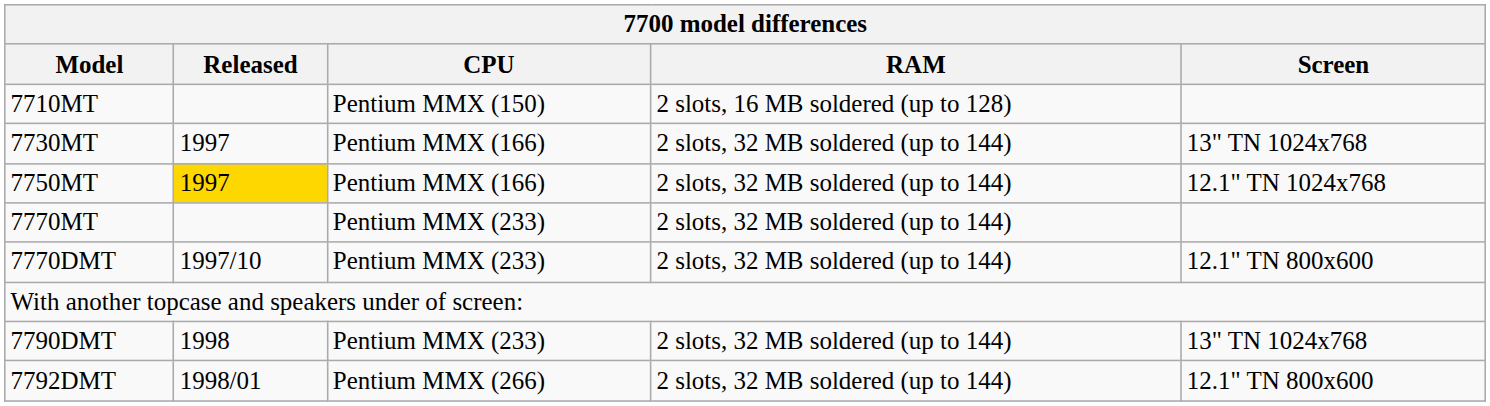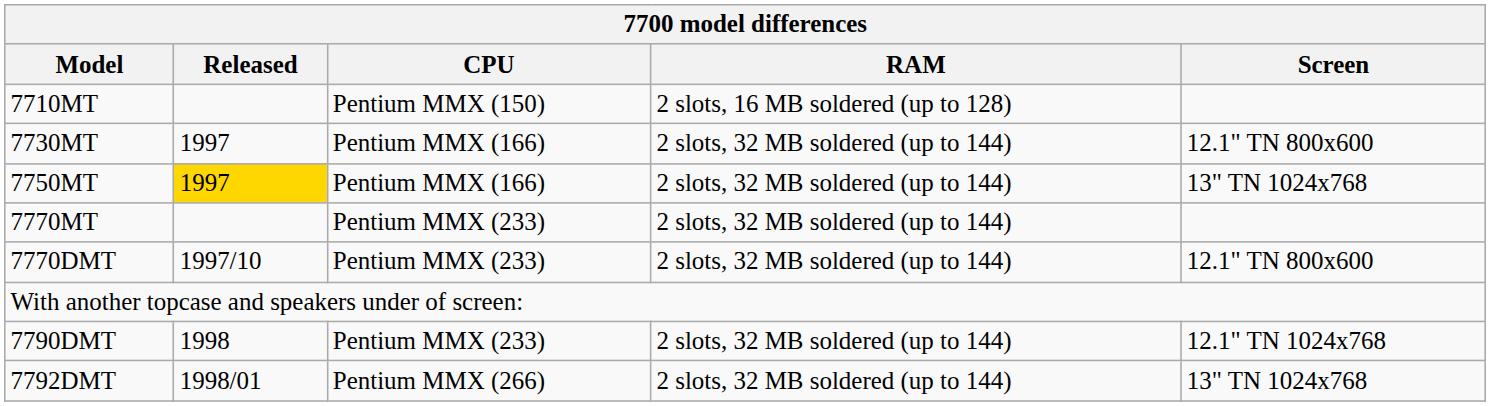(1277, 143) 13" TN 1024x768 -> (1280, 143) 12.1" TN 800x600
(1286, 182) 12.1" TN 1024x768 -> (1277, 182) 13" TN 1024x768
(1277, 340) 13" TN 1024x768 -> (1286, 340) 12.1" TN 1024x768
(1280, 380) 12.1" TN 800x600 -> (1277, 380) 13" TN 1024x768
